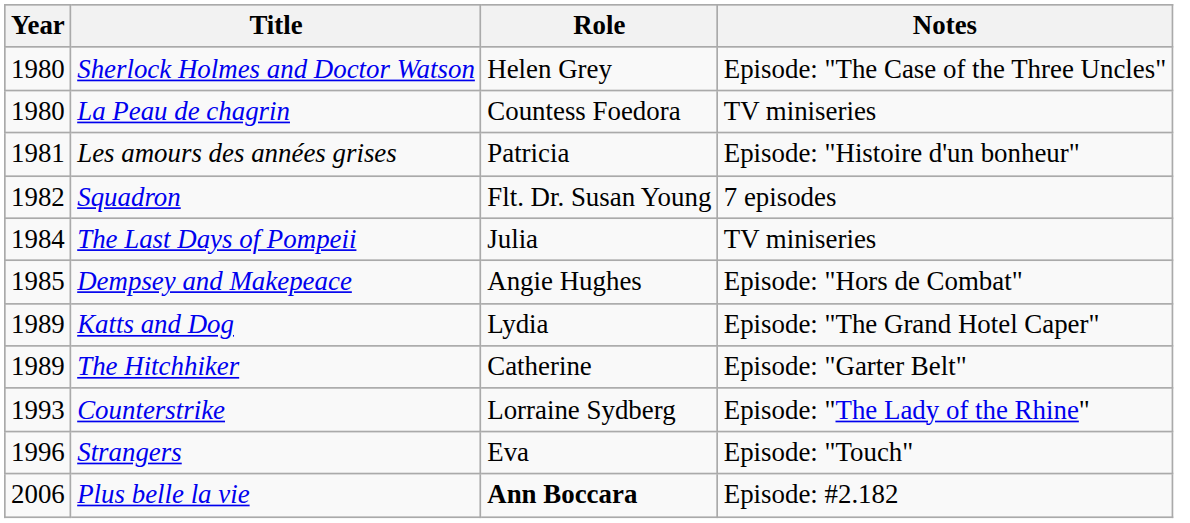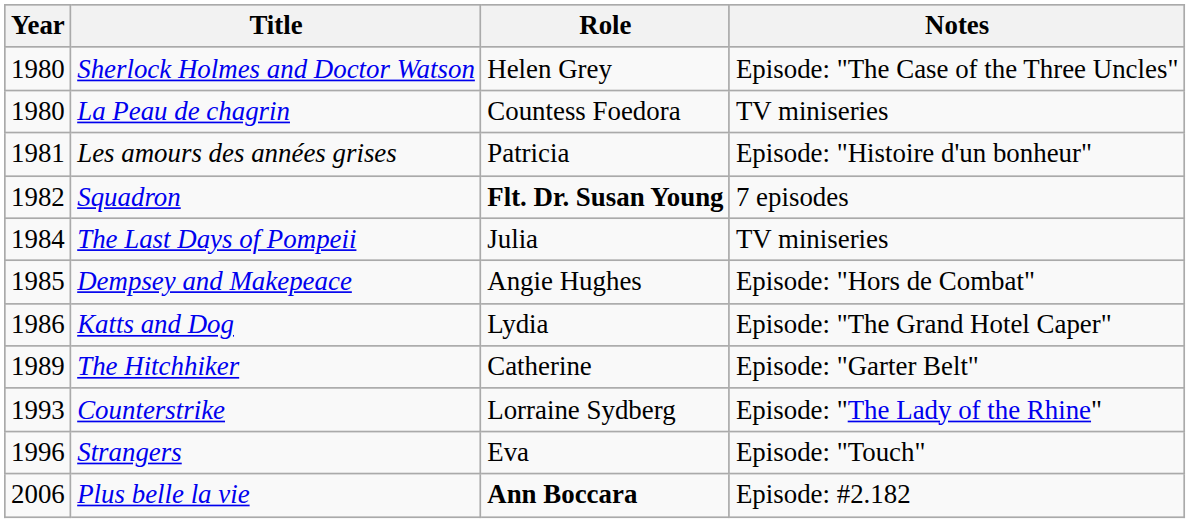(599, 196) normal -> (605, 196) bold
(38, 324) 1989 -> (38, 324) 1986
